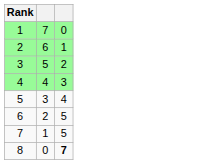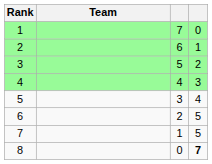+ column: (103, 13)
